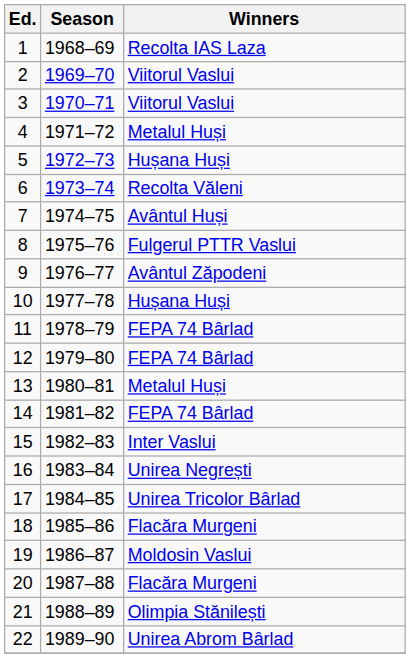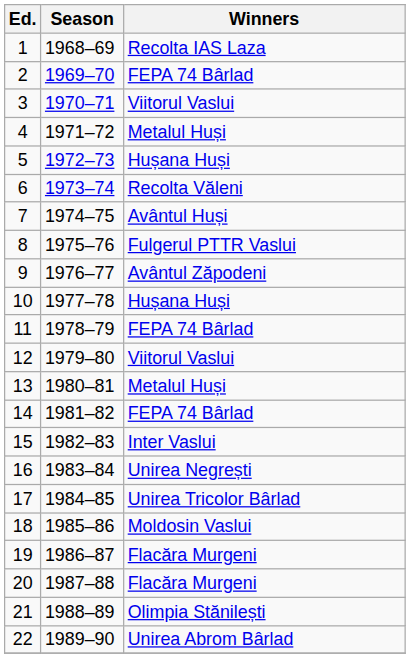(181, 76) Viitorul Vaslui -> (191, 76) FEPA 74 Bârlad
(191, 358) FEPA 74 Bârlad -> (181, 358) Viitorul Vaslui
(192, 527) Flacăra Murgeni -> (190, 527) Moldosin Vaslui
(190, 555) Moldosin Vaslui -> (192, 555) Flacăra Murgeni
